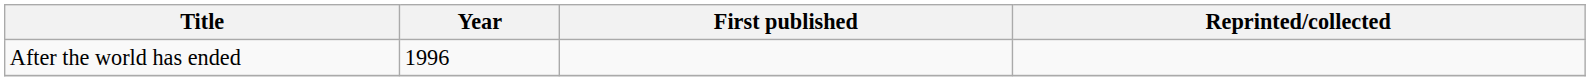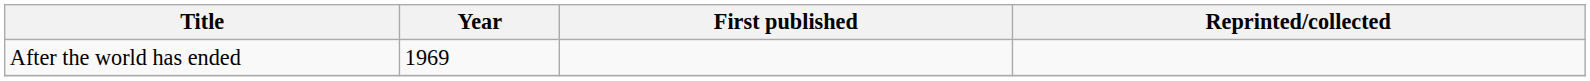(427, 57) 1996 -> (427, 57) 1969
